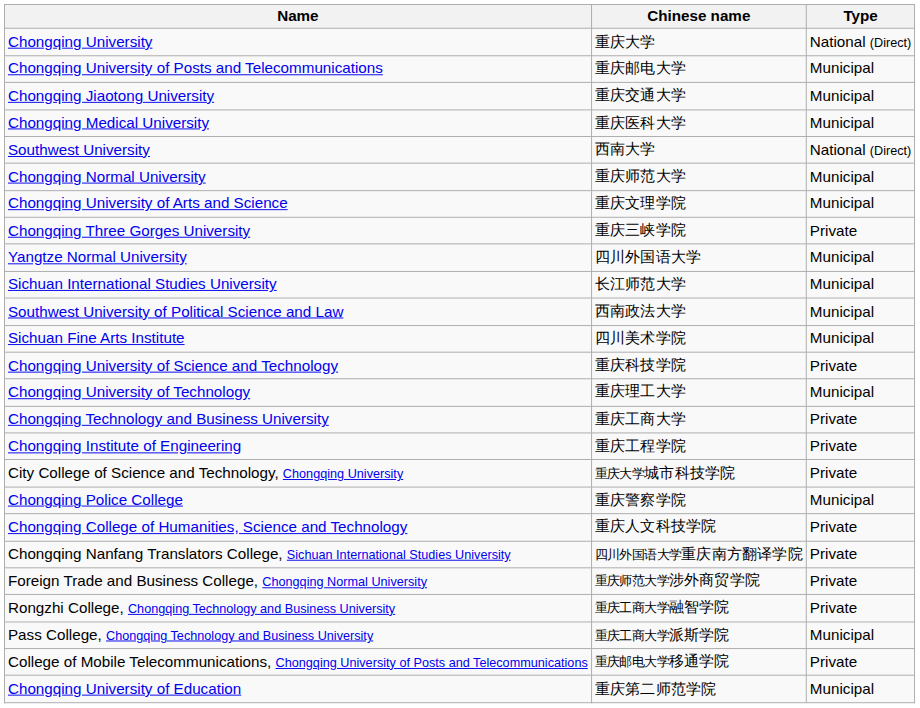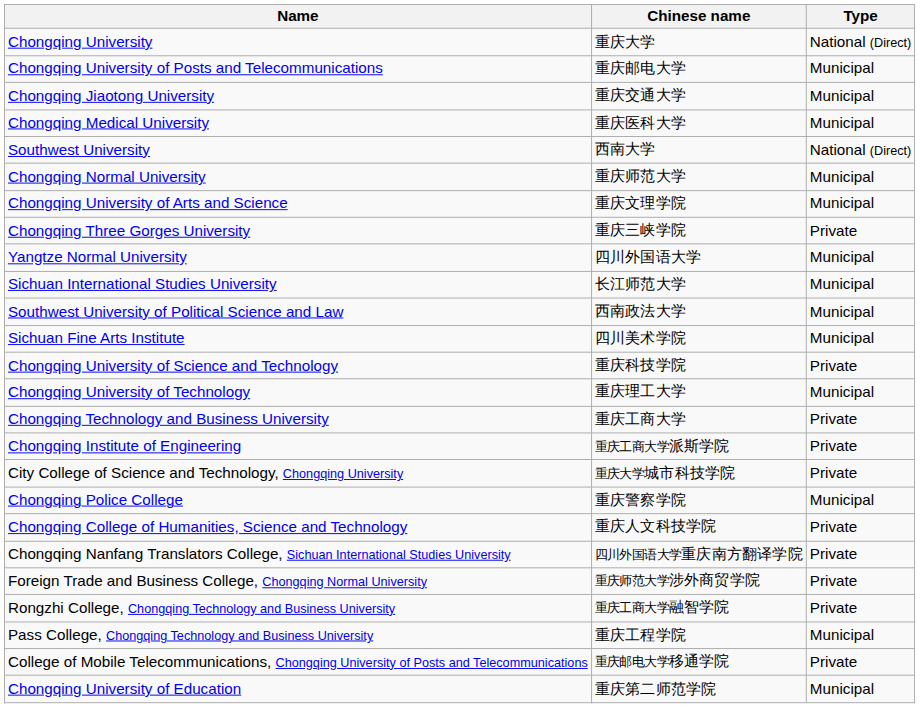(640, 445) 重庆工程学院 -> (662, 445) 重庆工商大学派斯学院
(662, 634) 重庆工商大学派斯学院 -> (640, 634) 重庆工程学院
